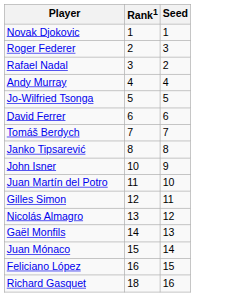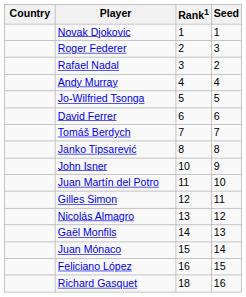+ column: (30, 14)
